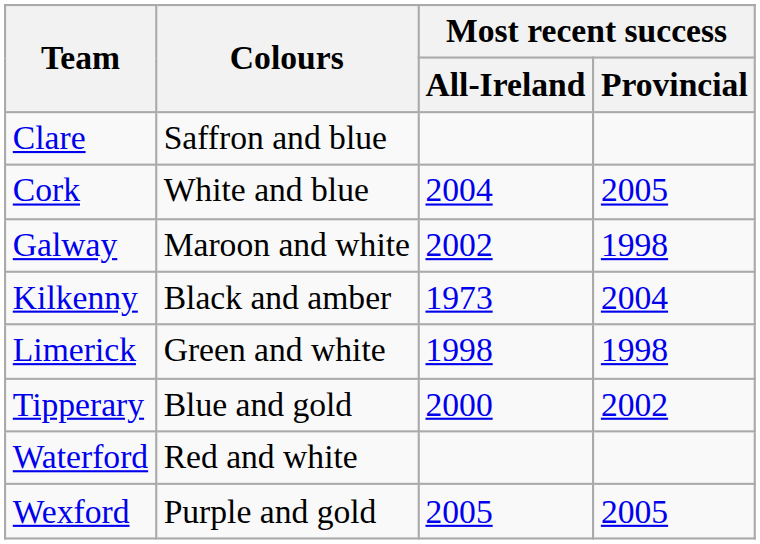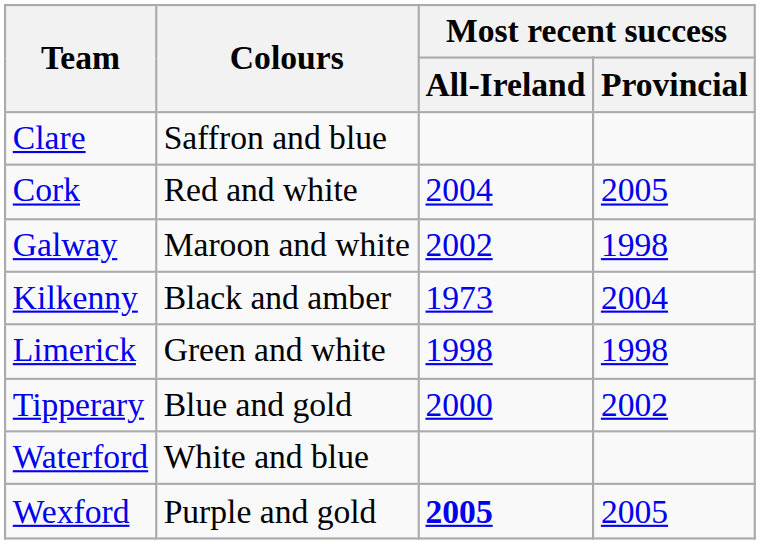(266, 191) White and blue -> (261, 191) Red and white
(261, 457) Red and white -> (266, 457) White and blue
(459, 510) normal -> (459, 510) bold
